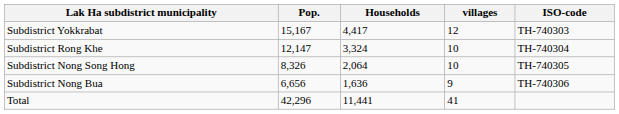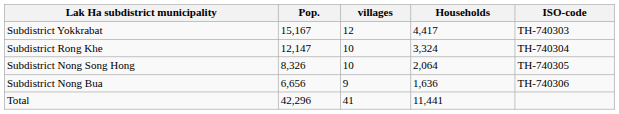columns swapped: (393, 13) <-> (480, 13)
